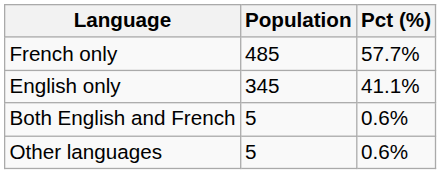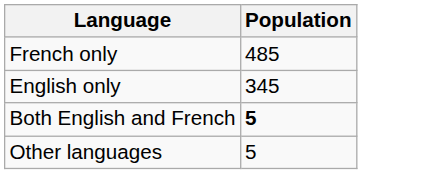- column: (396, 20)
(251, 119) normal -> (251, 119) bold
